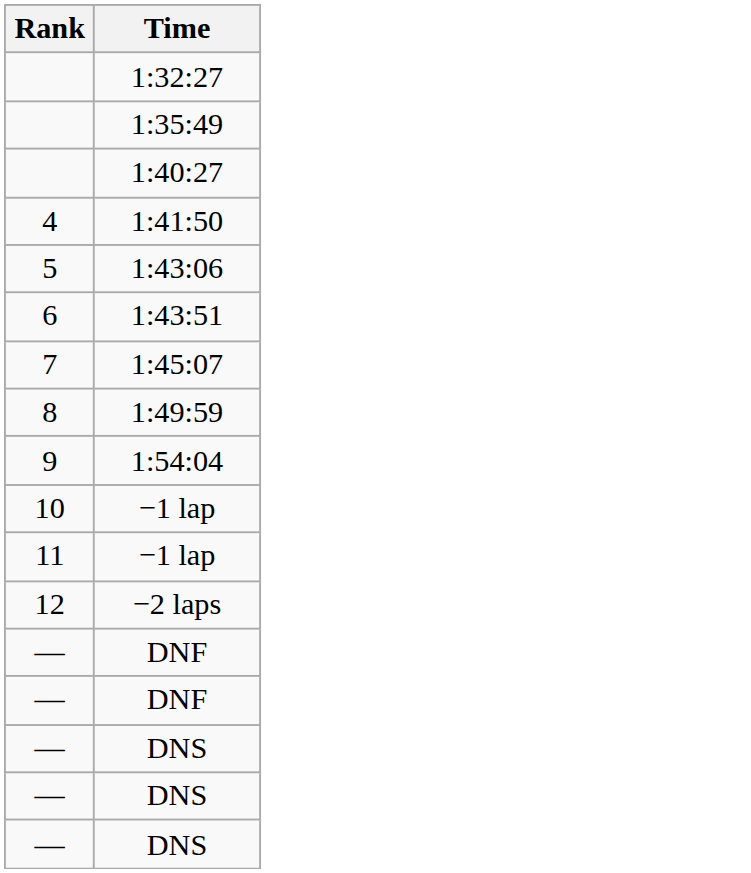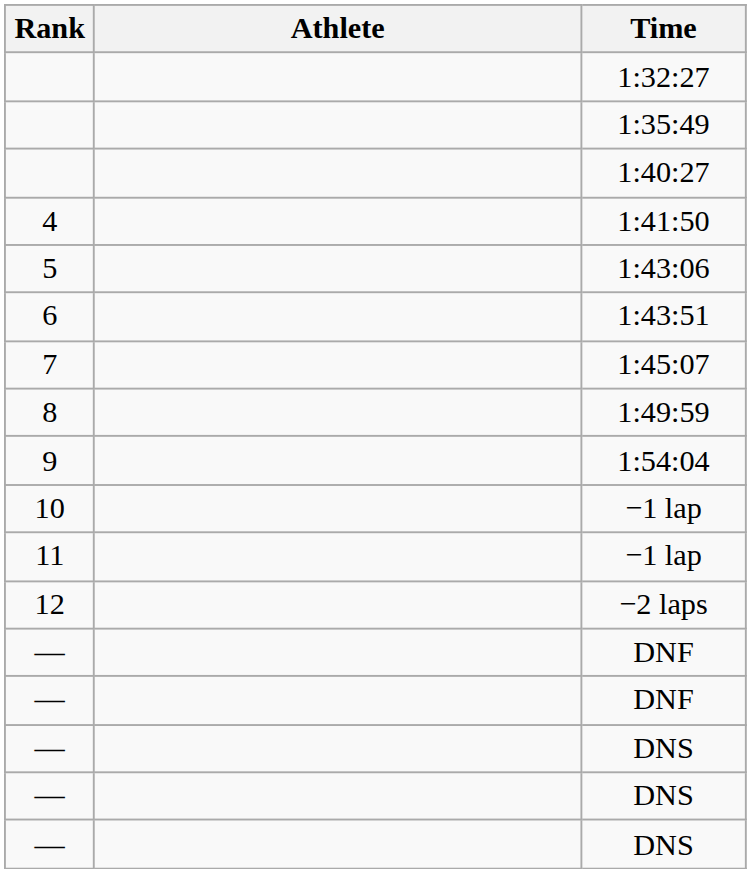+ column: (338, 28)
